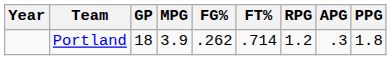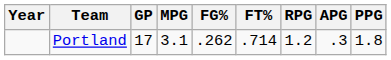(144, 42) 18 -> (144, 42) 17
(174, 42) 3.9 -> (174, 42) 3.1
